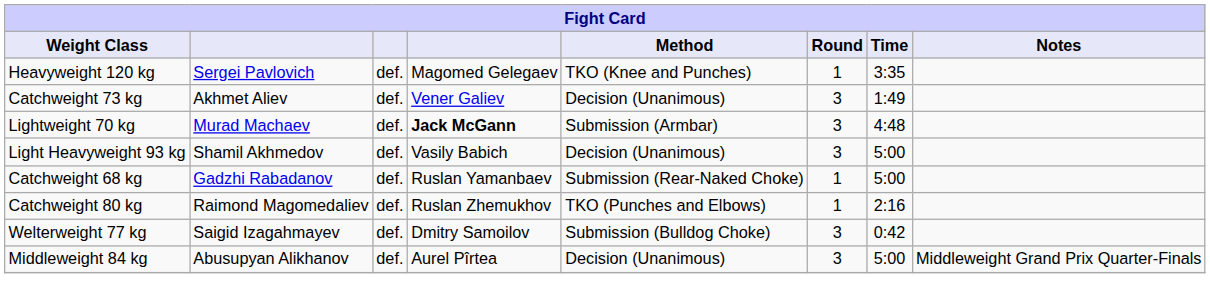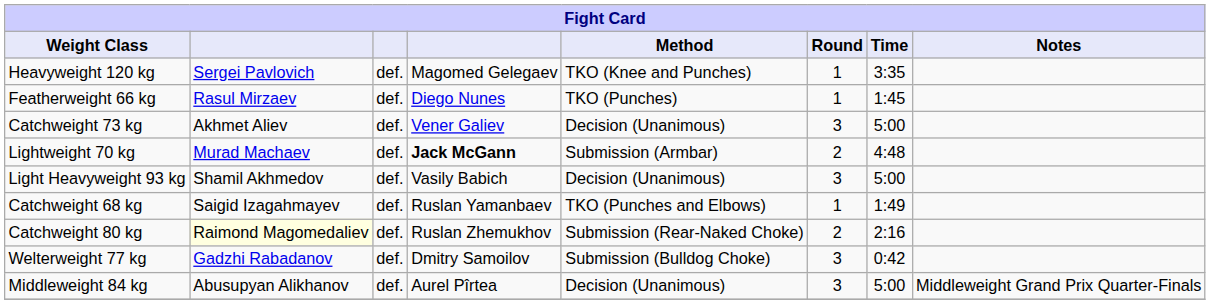+ row: (82, 98)
(890, 98) 1:49 -> (890, 125) 5:00
(837, 125) 3 -> (837, 152) 2
(263, 179) Gadzhi Rabadanov -> (267, 205) Saigid Izagahmayev
(685, 179) Submission (Rear-Naked Choke) -> (666, 205) TKO (Punches and Elbows)
(890, 179) 5:00 -> (890, 205) 1:49
(281, 205) no background -> (281, 232) lightyellow background
(666, 205) TKO (Punches and Elbows) -> (685, 232) Submission (Rear-Naked Choke)
(837, 205) 1 -> (837, 232) 2
(267, 232) Saigid Izagahmayev -> (263, 259) Gadzhi Rabadanov
